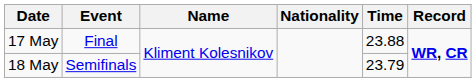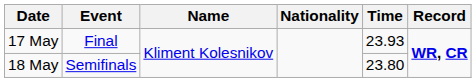(385, 41) 23.88 -> (385, 41) 23.93
(385, 65) 23.79 -> (385, 65) 23.80
